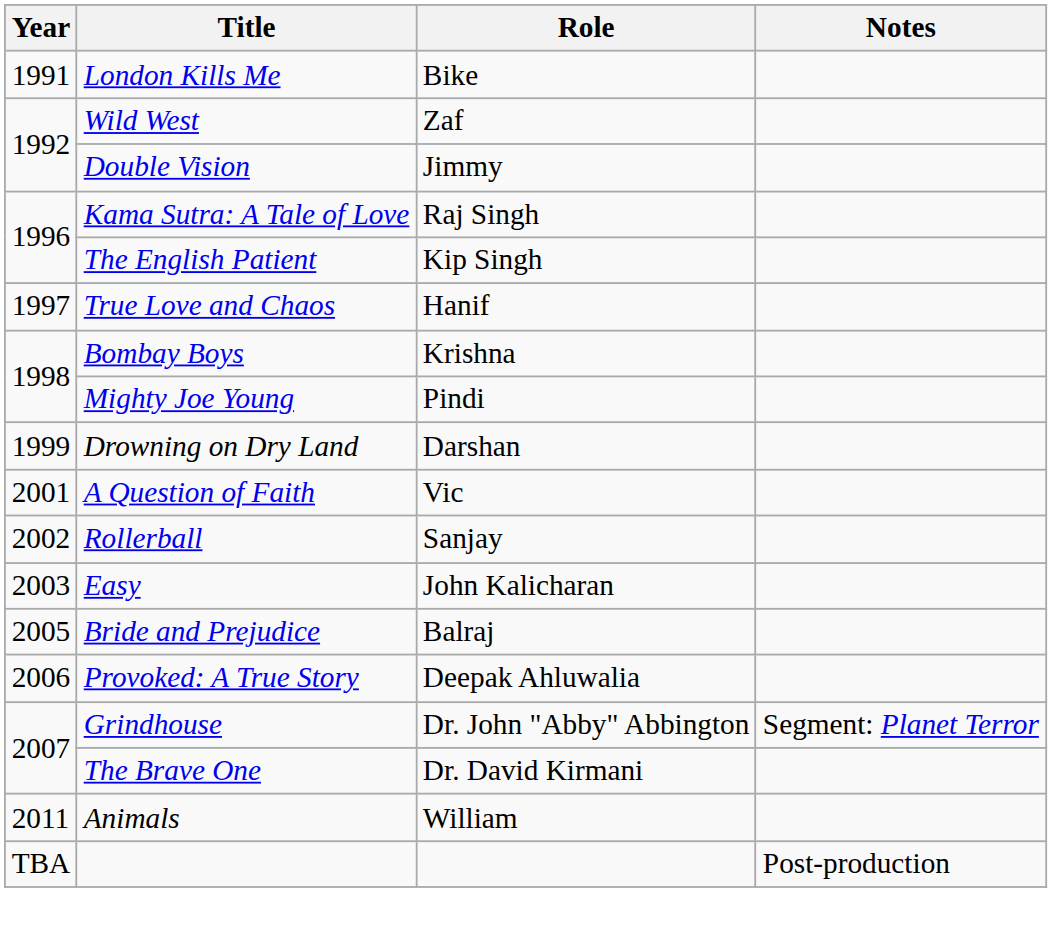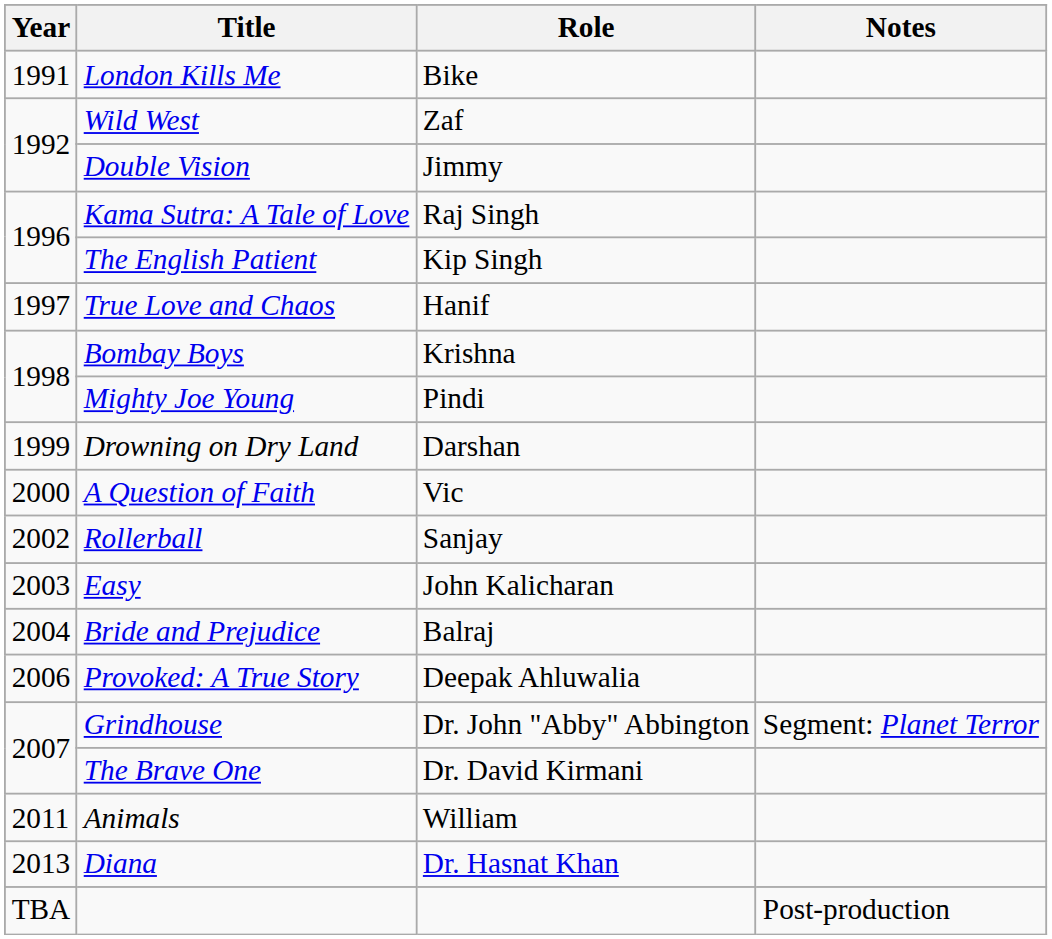(41, 492) 2001 -> (41, 492) 2000
(41, 631) 2005 -> (41, 631) 2004
+ row: (120, 863)
